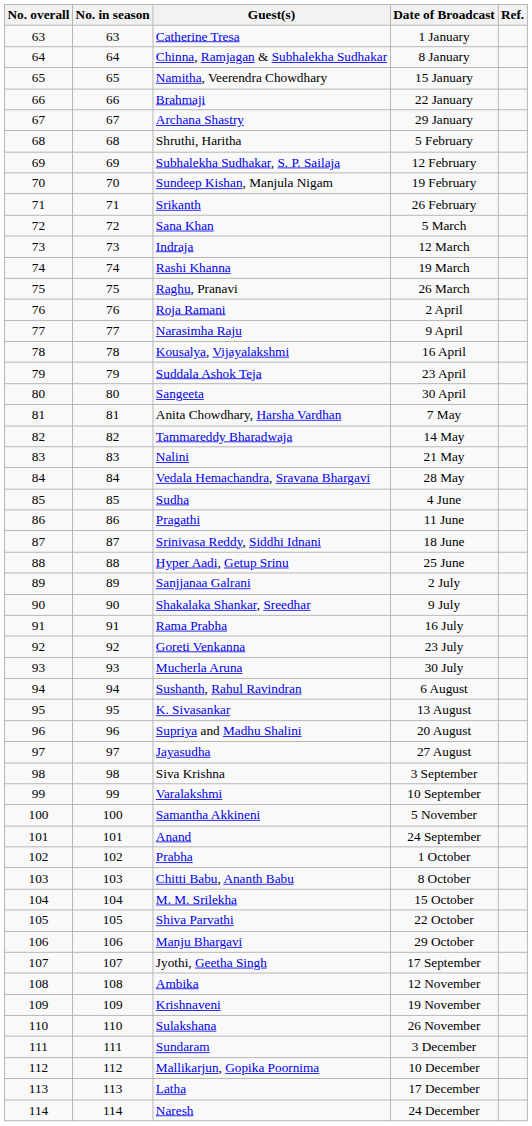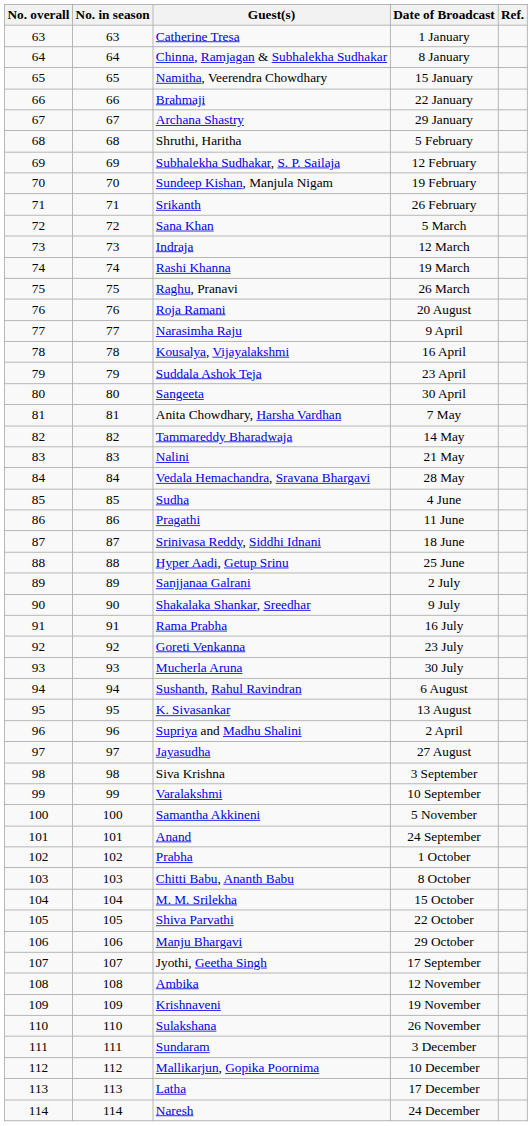(444, 309) 2 April -> (444, 309) 20 August
(444, 731) 20 August -> (444, 731) 2 April
